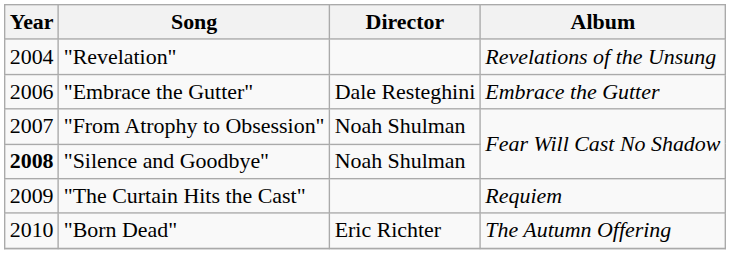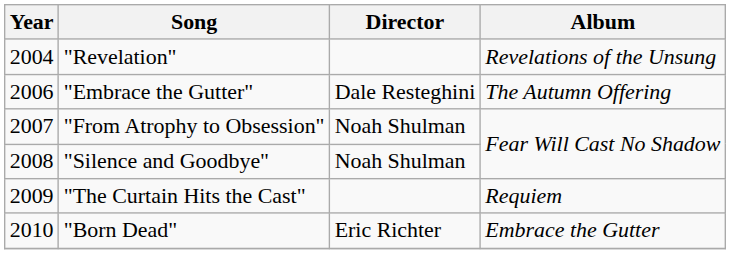(572, 91) Embrace the Gutter -> (578, 91) The Autumn Offering
(32, 160) bold -> (32, 160) normal
(578, 230) The Autumn Offering -> (572, 230) Embrace the Gutter
